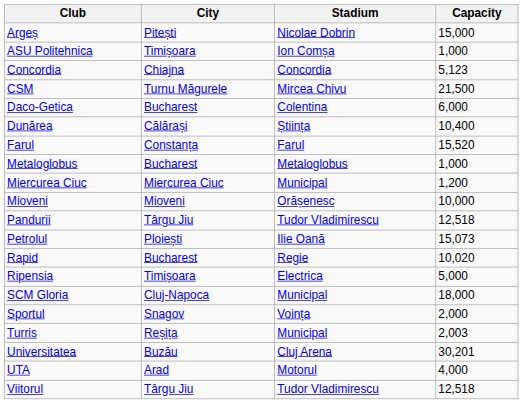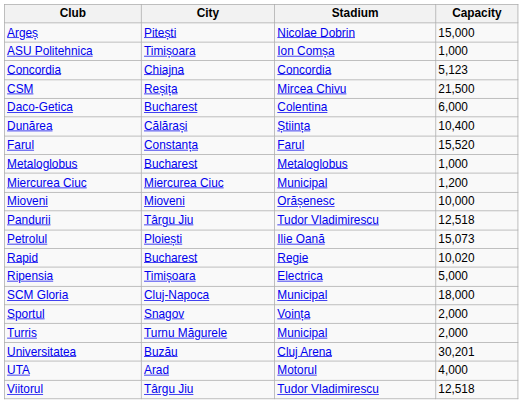(186, 88) Turnu Măgurele -> (161, 88) Reșița
(161, 333) Reșița -> (186, 333) Turnu Măgurele
(453, 333) 2,003 -> (453, 333) 2,000
